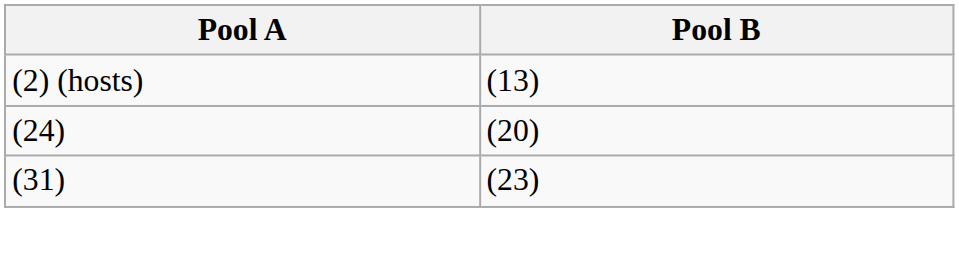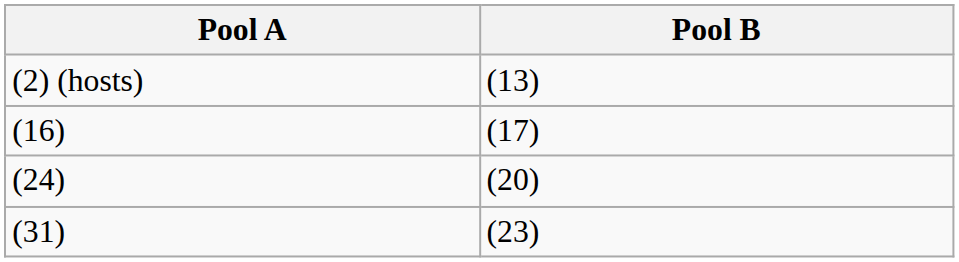+ row: (39, 130)
